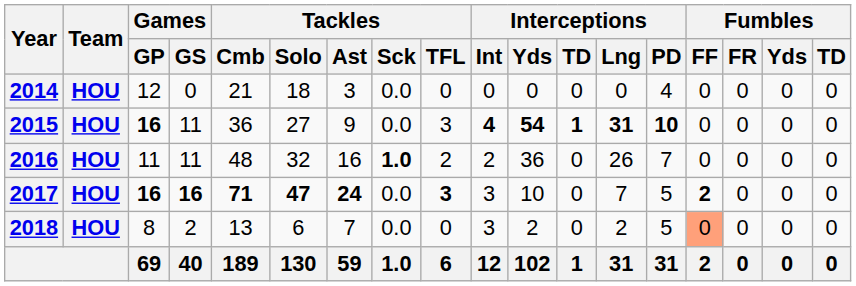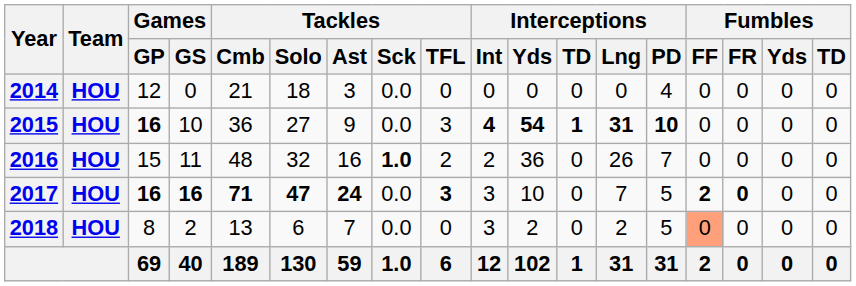(191, 125) 11 -> (191, 125) 10
(149, 159) 11 -> (149, 159) 15
(743, 194) normal -> (743, 194) bold
